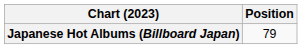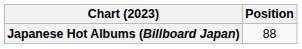(270, 33) 79 -> (270, 33) 88
